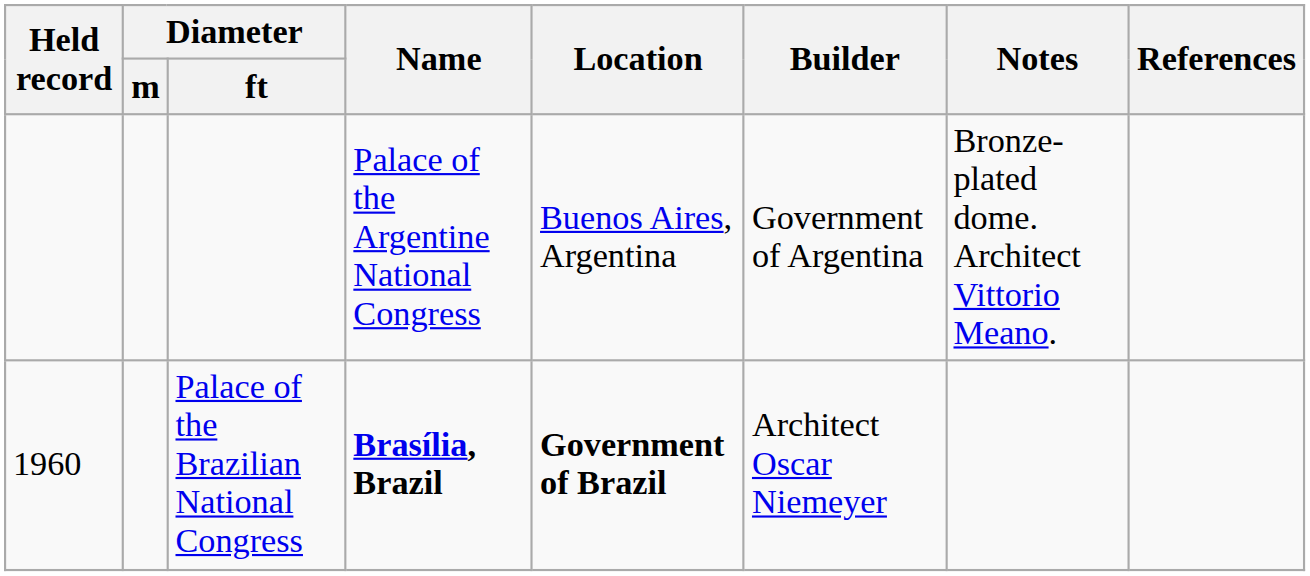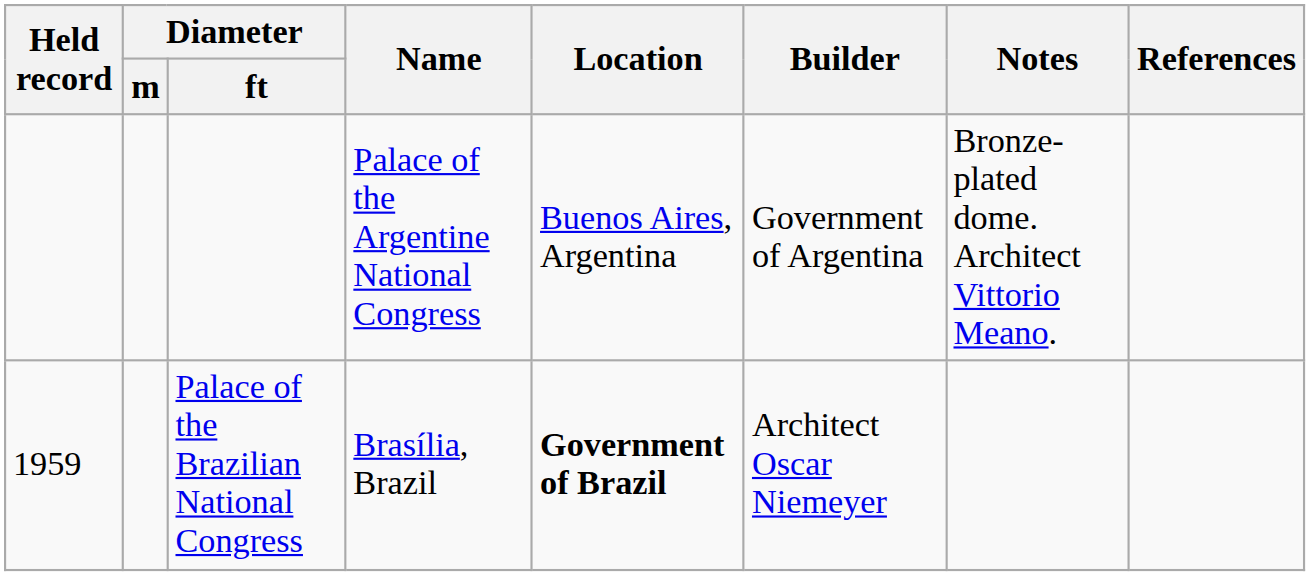(47, 464) 1960 -> (47, 464) 1959
(415, 464) bold -> (411, 464) normal
